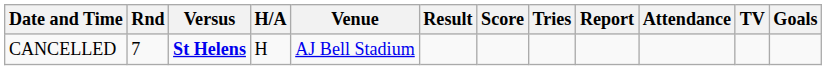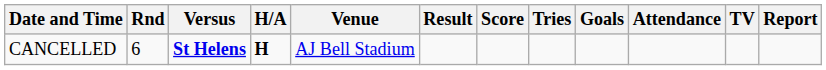columns swapped: (795, 19) <-> (607, 19)
(136, 48) 7 -> (136, 48) 6
(261, 48) normal -> (262, 48) bold
